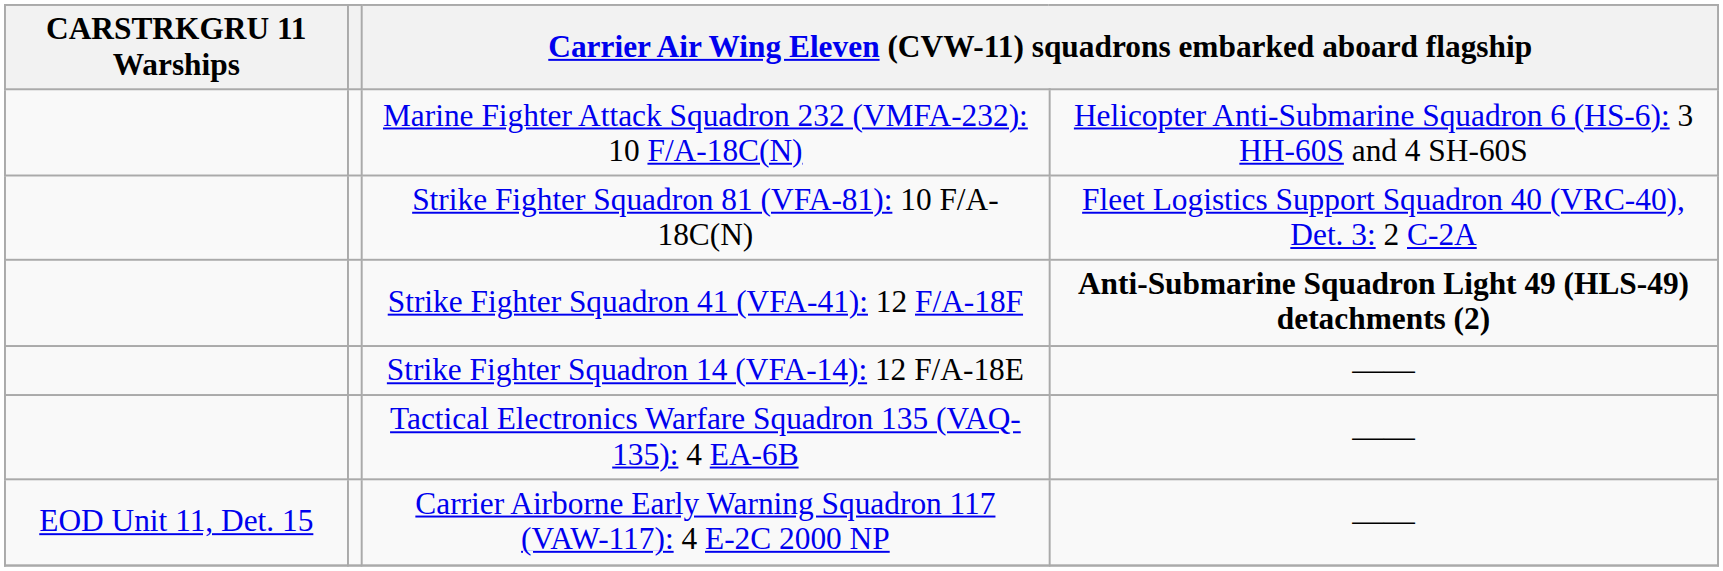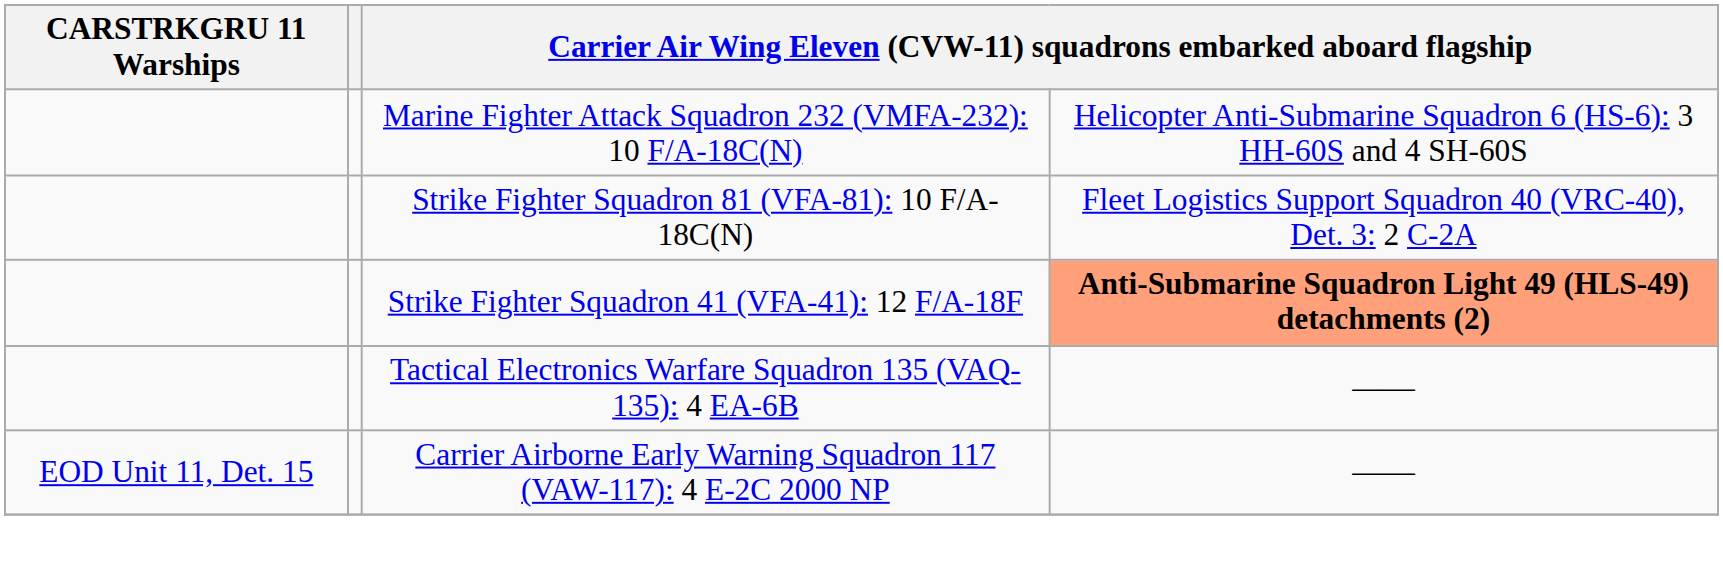(1384, 302) no background -> (1384, 302) lightsalmon background
- row: (705, 369)
